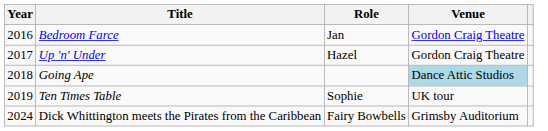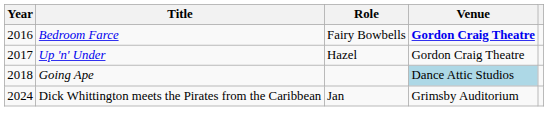(336, 34) Jan -> (366, 34) Fairy Bowbells
(468, 34) normal -> (473, 34) bold
- row: (80, 95)
(366, 116) Fairy Bowbells -> (336, 95) Jan
